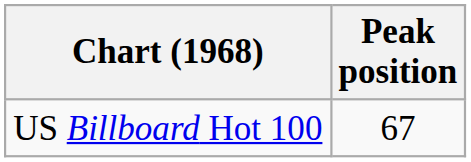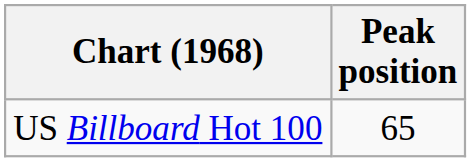(398, 127) 67 -> (398, 127) 65
